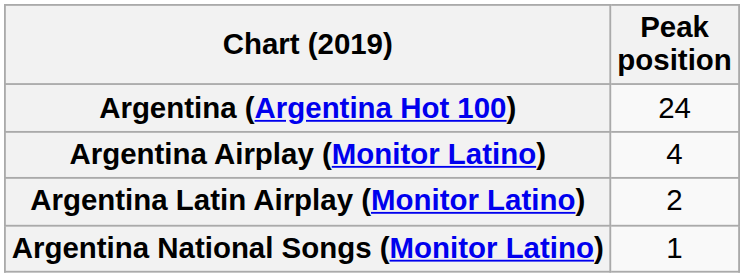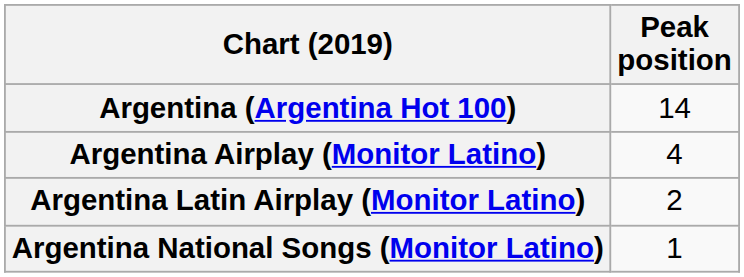(675, 107) 24 -> (675, 107) 14
